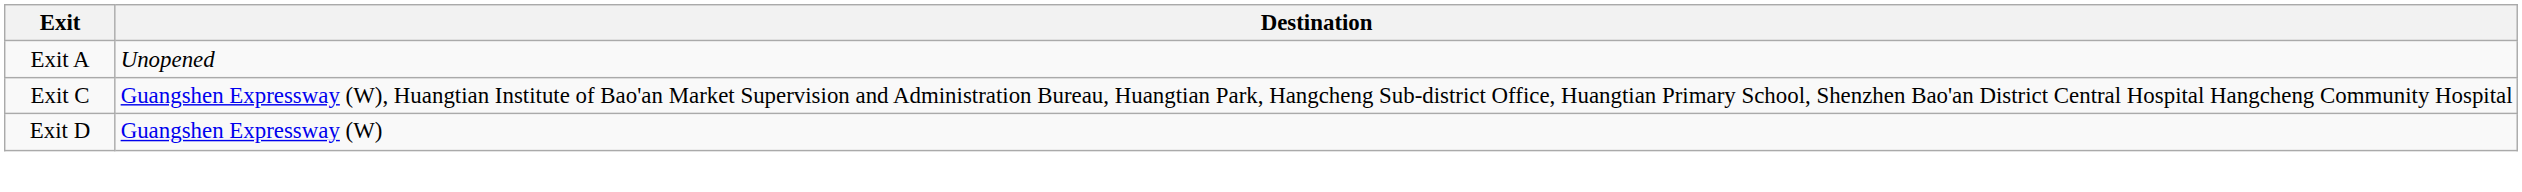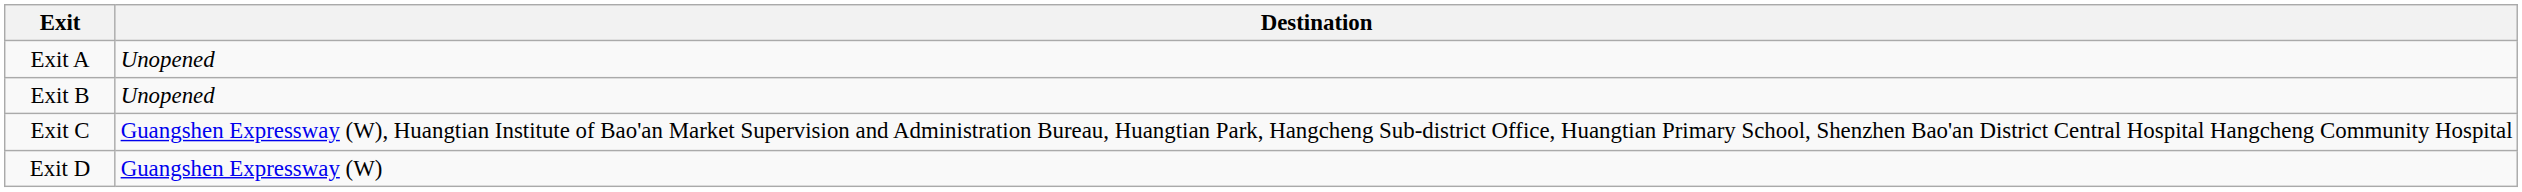+ row: (60, 95)
